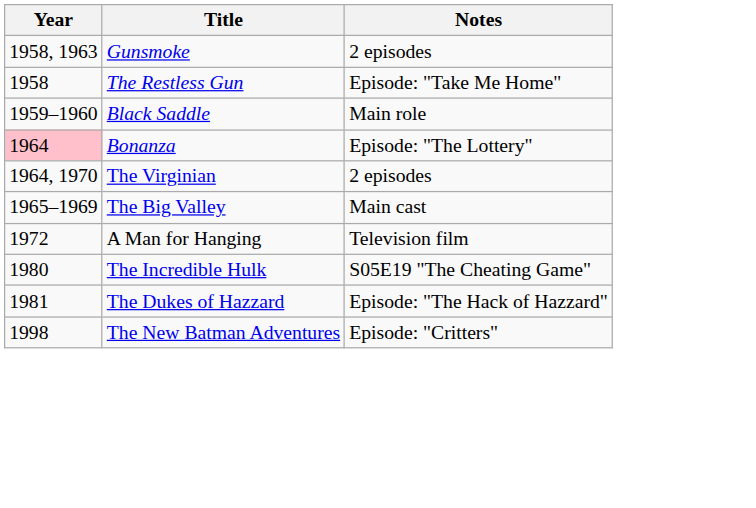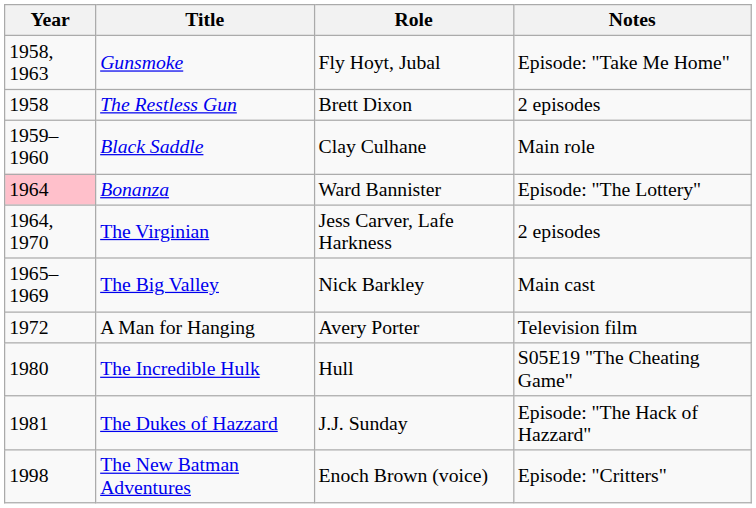+ column: (414, 20)
(390, 51) 2 episodes -> (624, 62) Episode: "Take Me Home"
(455, 82) Episode: "Take Me Home" -> (559, 104) 2 episodes
